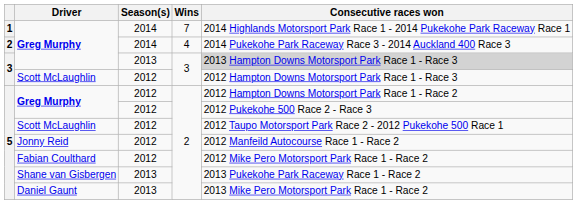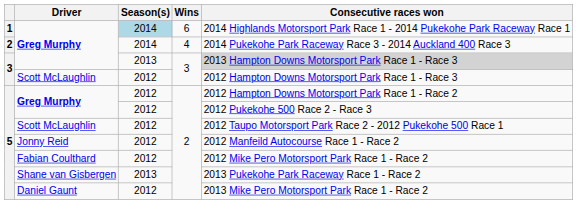(145, 28) no background -> (145, 28) lightblue background
(187, 28) 7 -> (187, 28) 6
(145, 191) 2013 -> (145, 191) 2012
